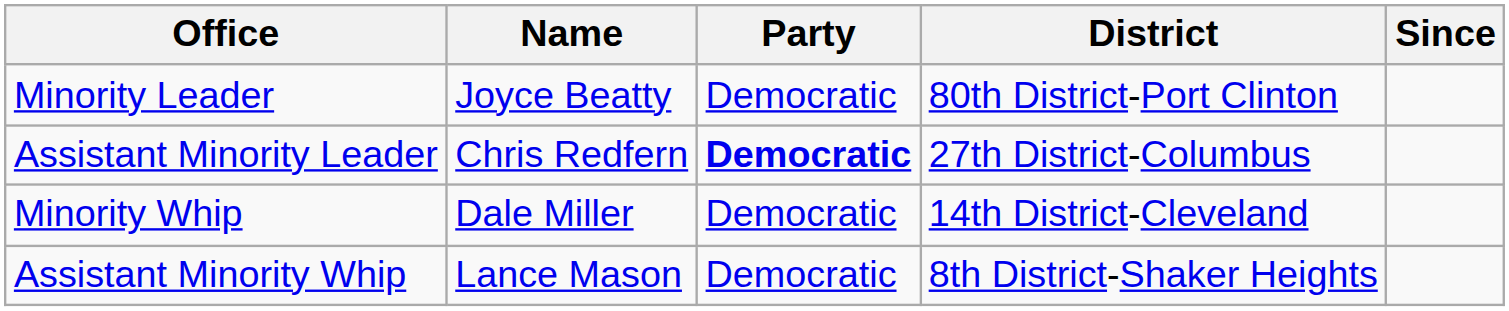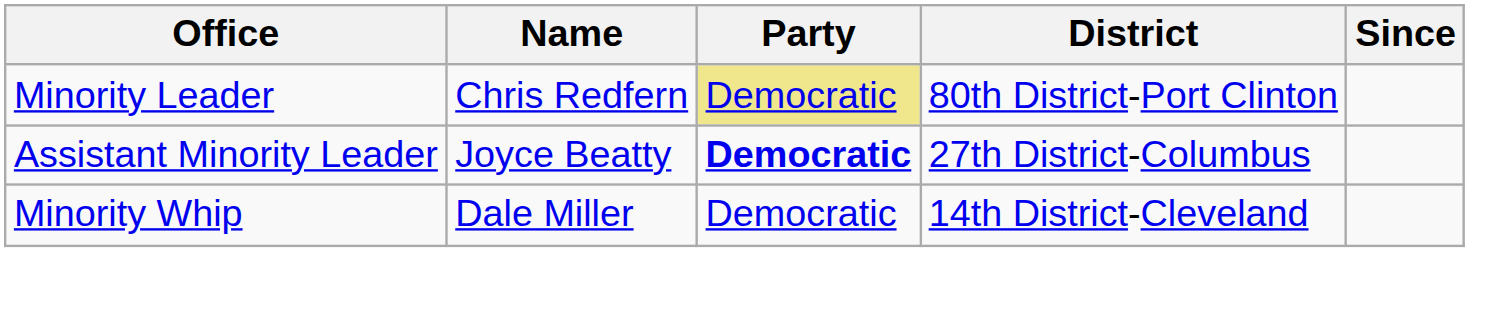(563, 94) Joyce Beatty -> (572, 94) Chris Redfern
(801, 94) no background -> (801, 94) khaki background
(572, 154) Chris Redfern -> (563, 154) Joyce Beatty
- row: (210, 273)
